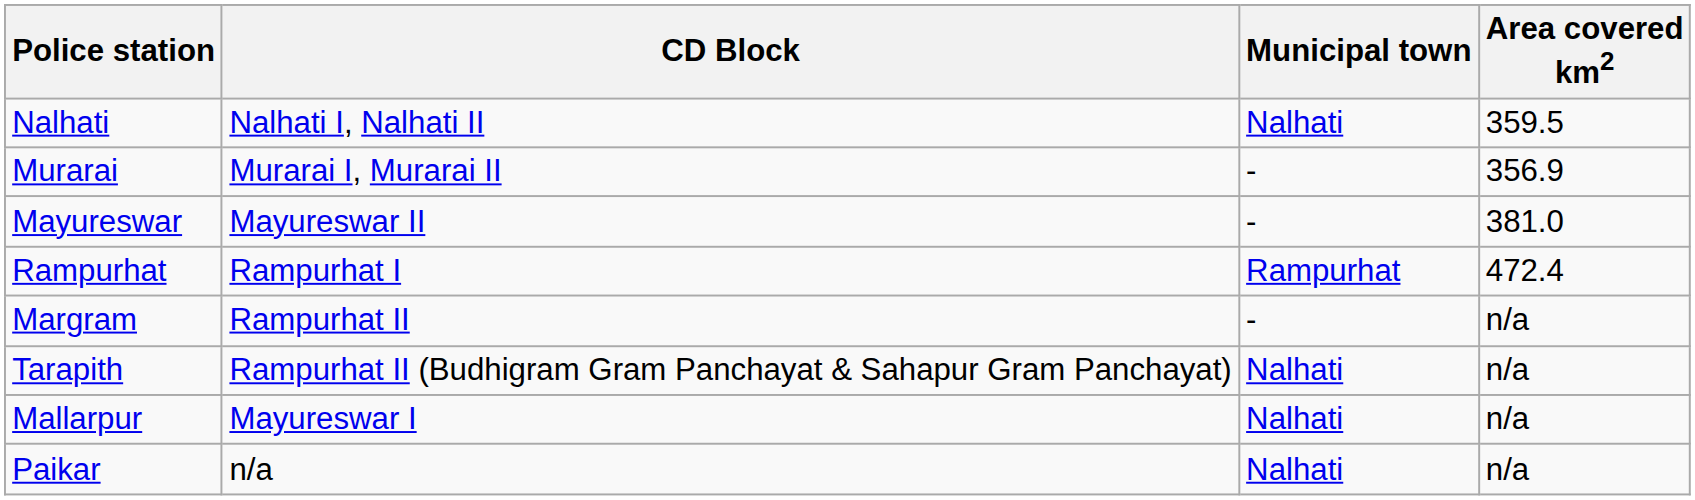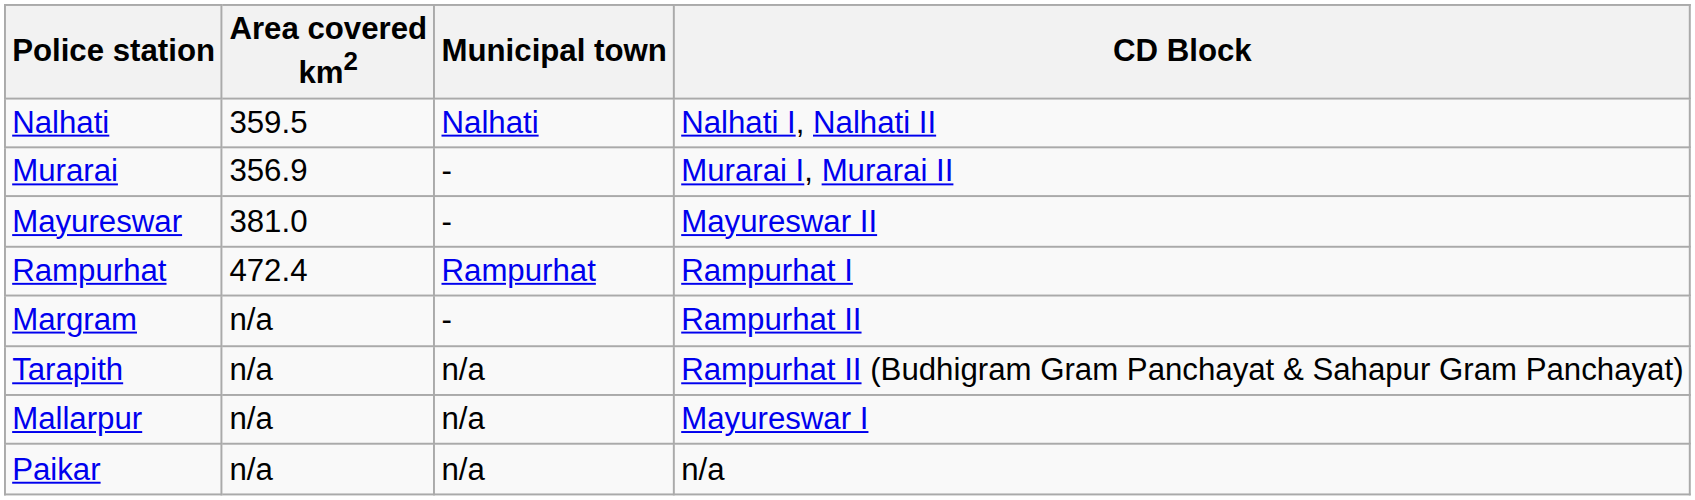columns swapped: (1585, 51) <-> (731, 50)
(1295, 369) Nalhati -> (463, 369) n/a
(1295, 419) Nalhati -> (463, 419) n/a
(1295, 468) Nalhati -> (463, 468) n/a
